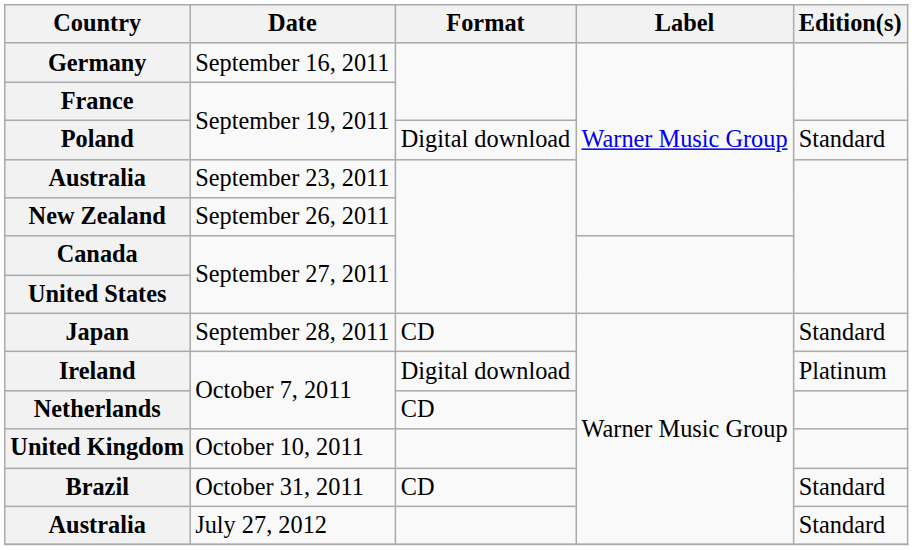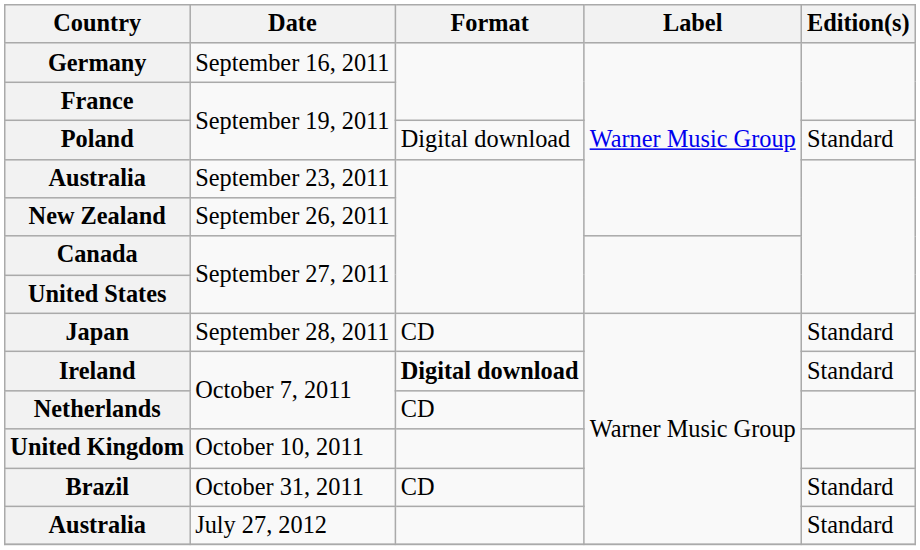(486, 370) normal -> (490, 370) bold
(843, 370) Platinum -> (850, 370) Standard
